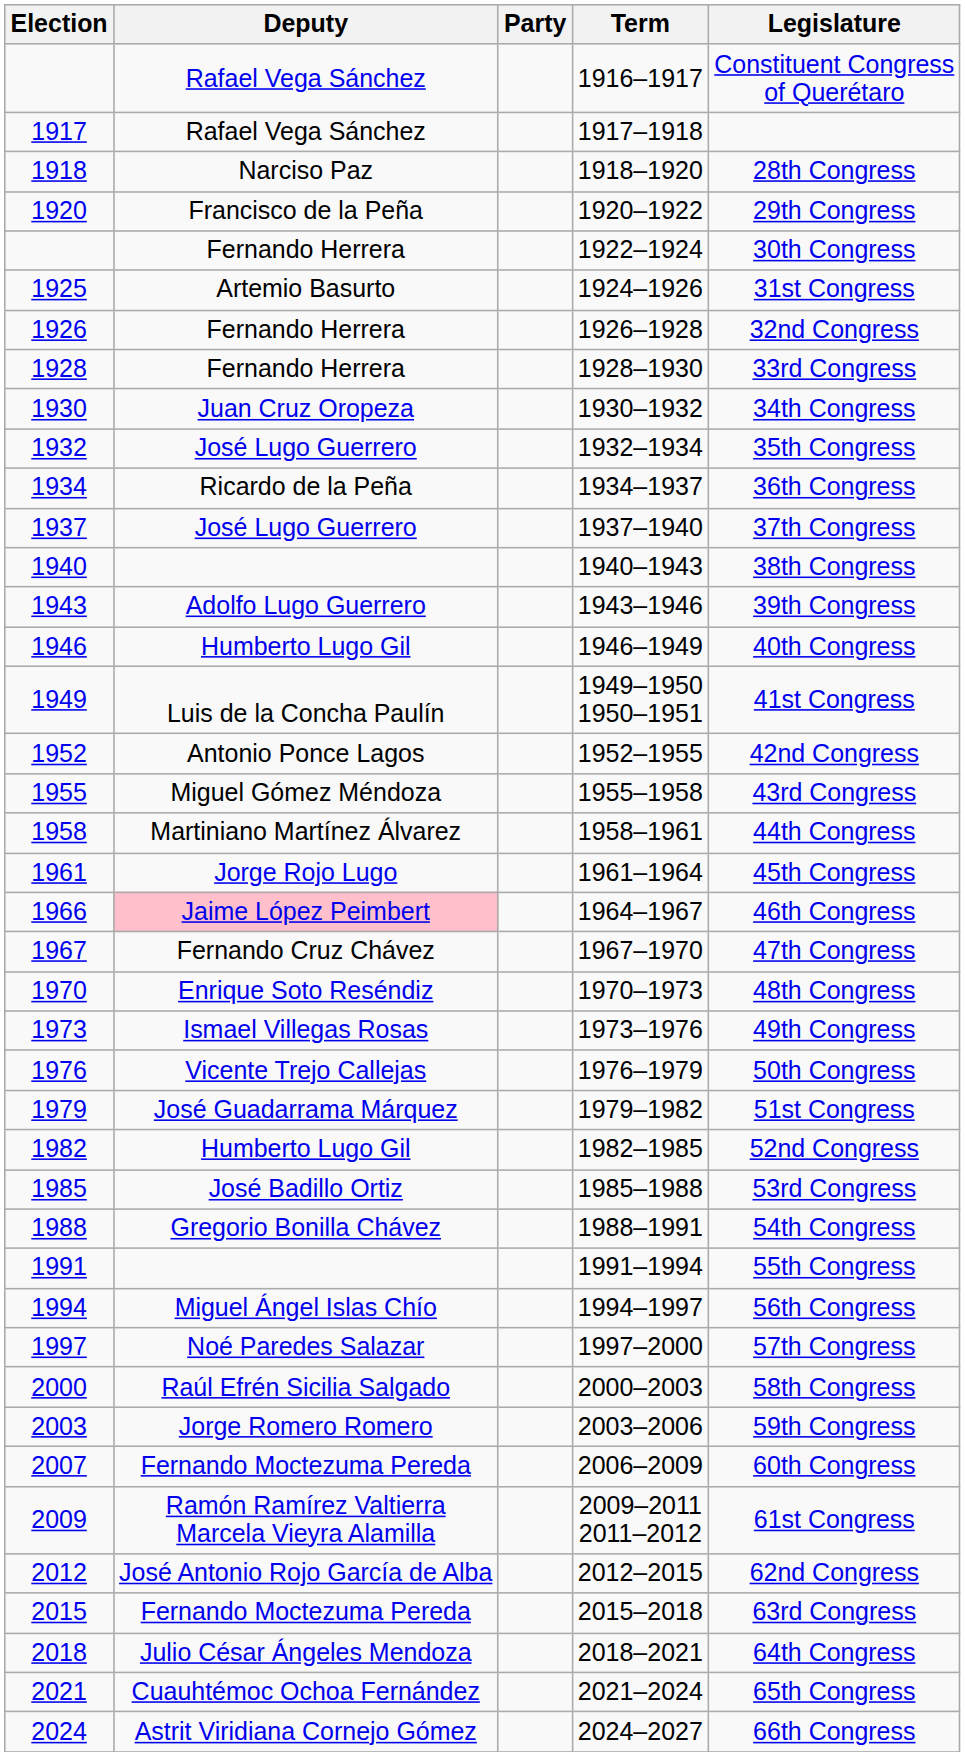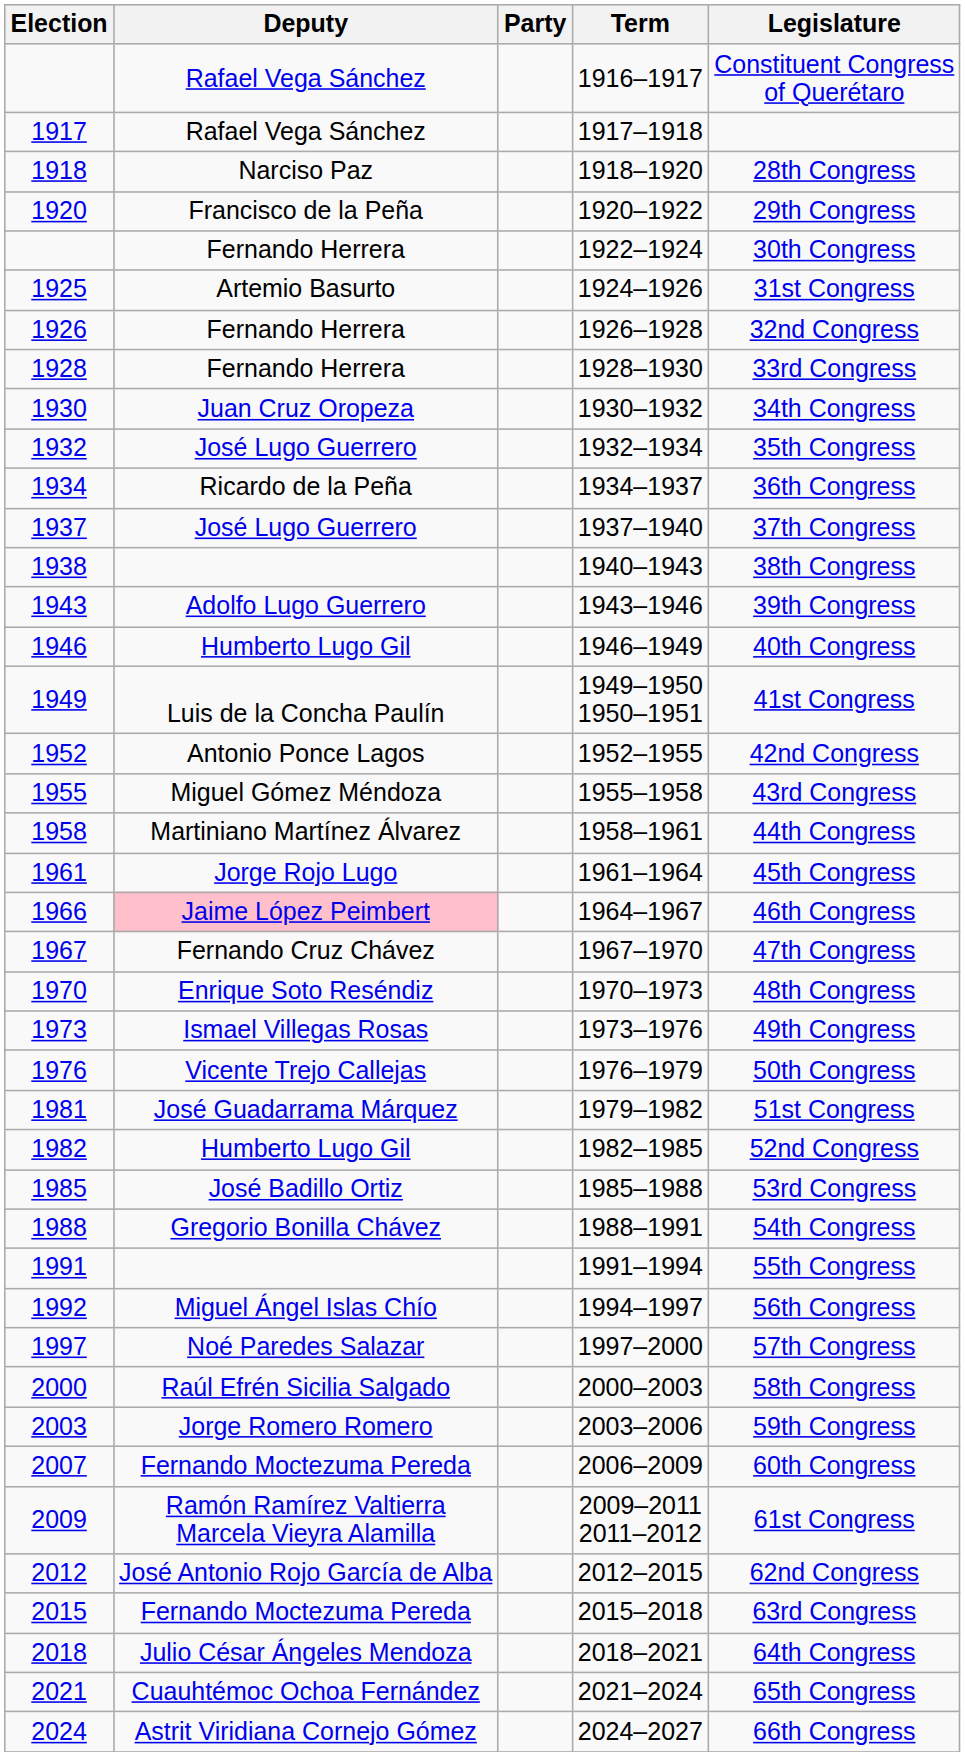(59, 566) 1940 -> (59, 566) 1938
(59, 1109) 1979 -> (59, 1109) 1981
(59, 1307) 1994 -> (59, 1307) 1992
